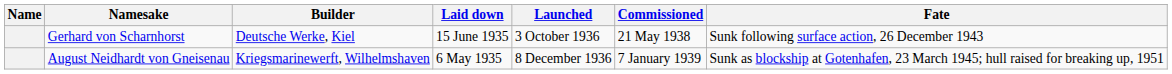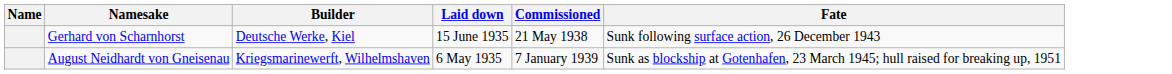- column: (563, 15)
